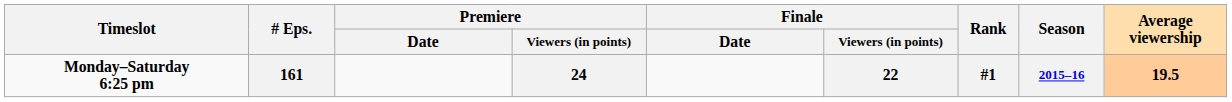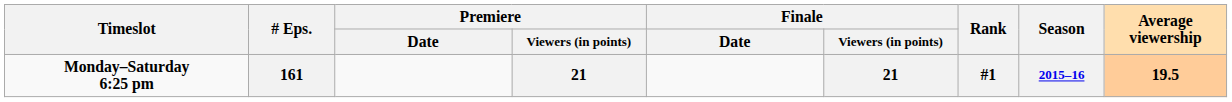(579, 75) 24 -> (579, 75) 21
(891, 75) 22 -> (891, 75) 21
